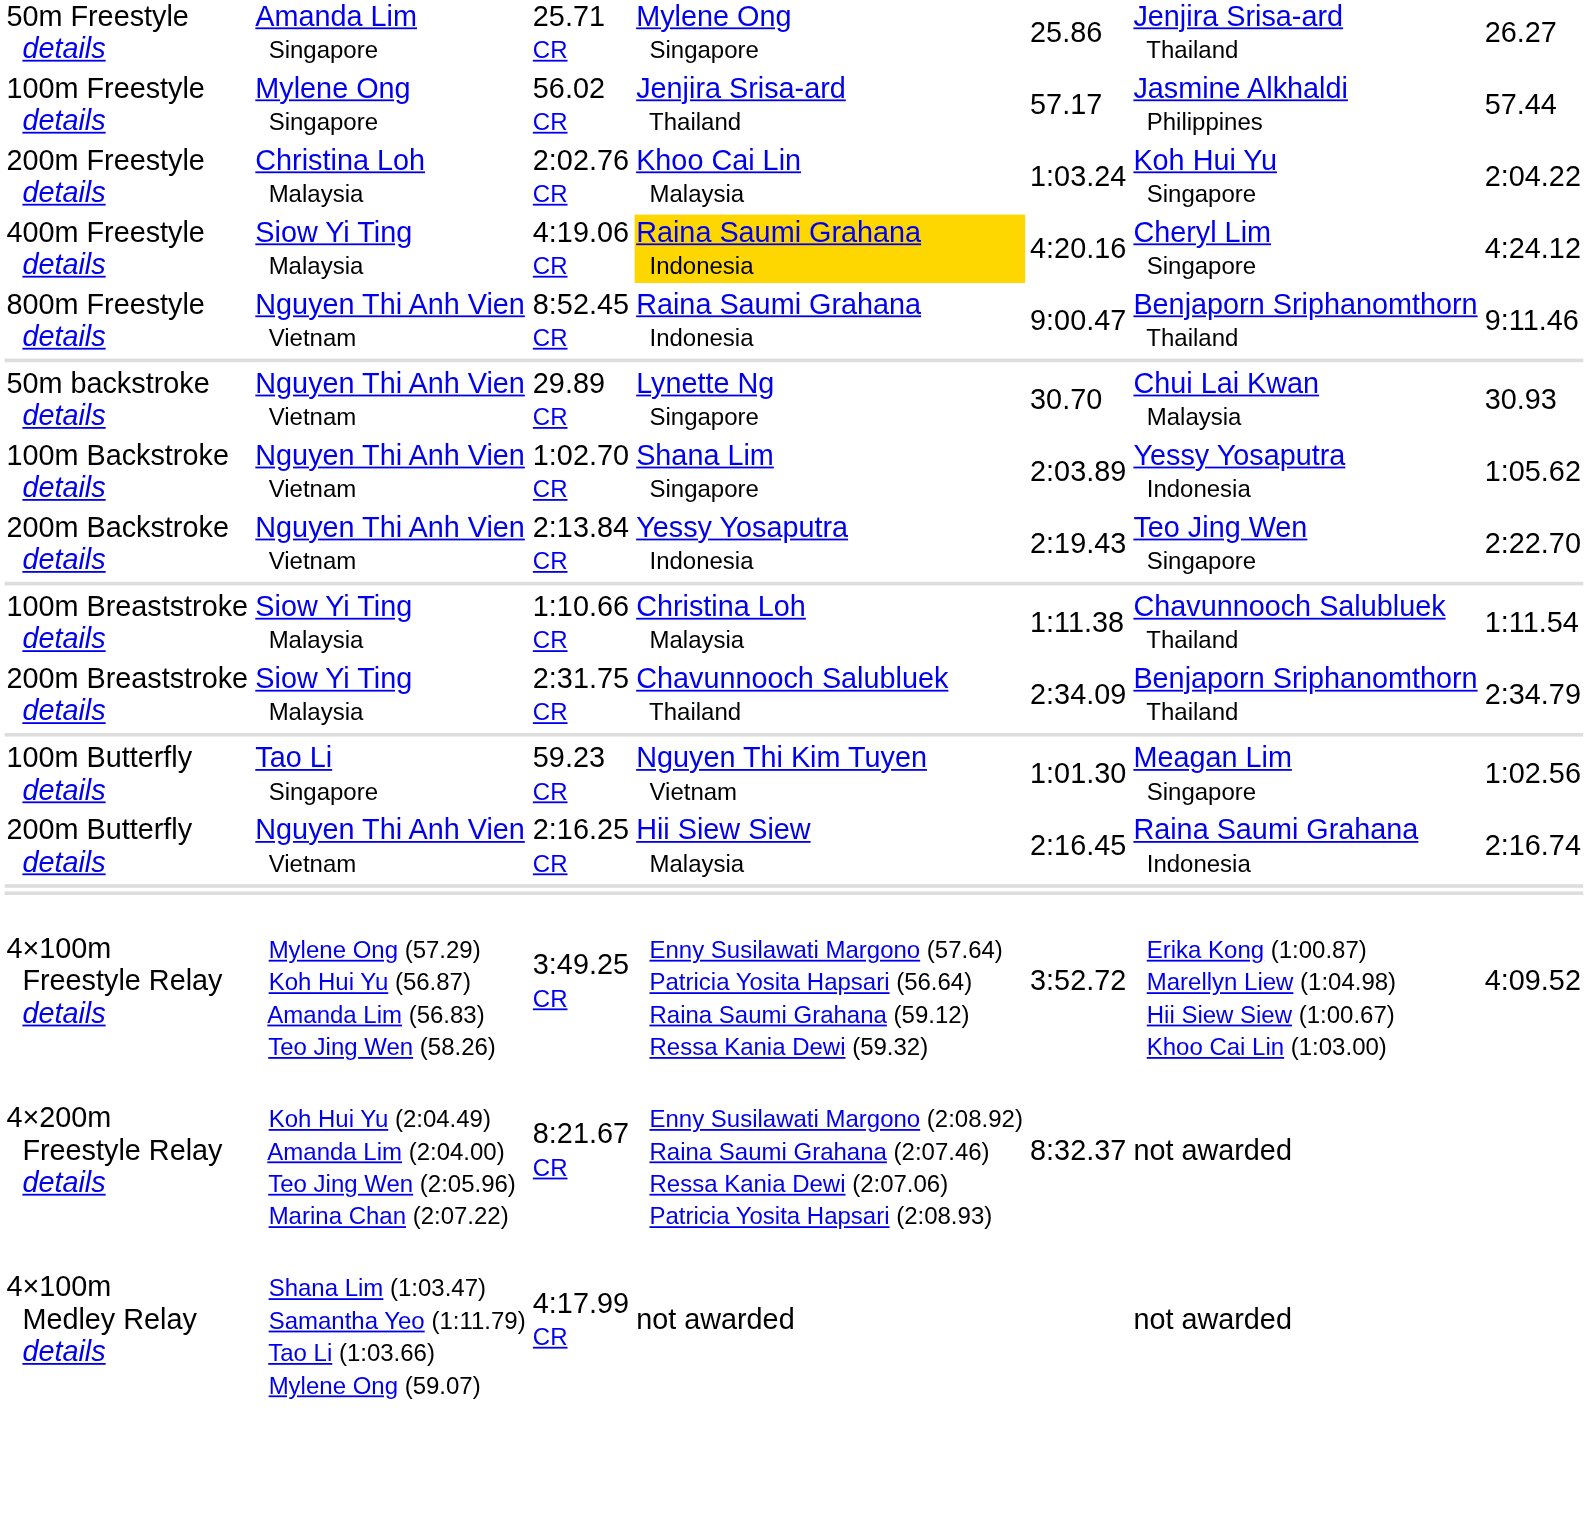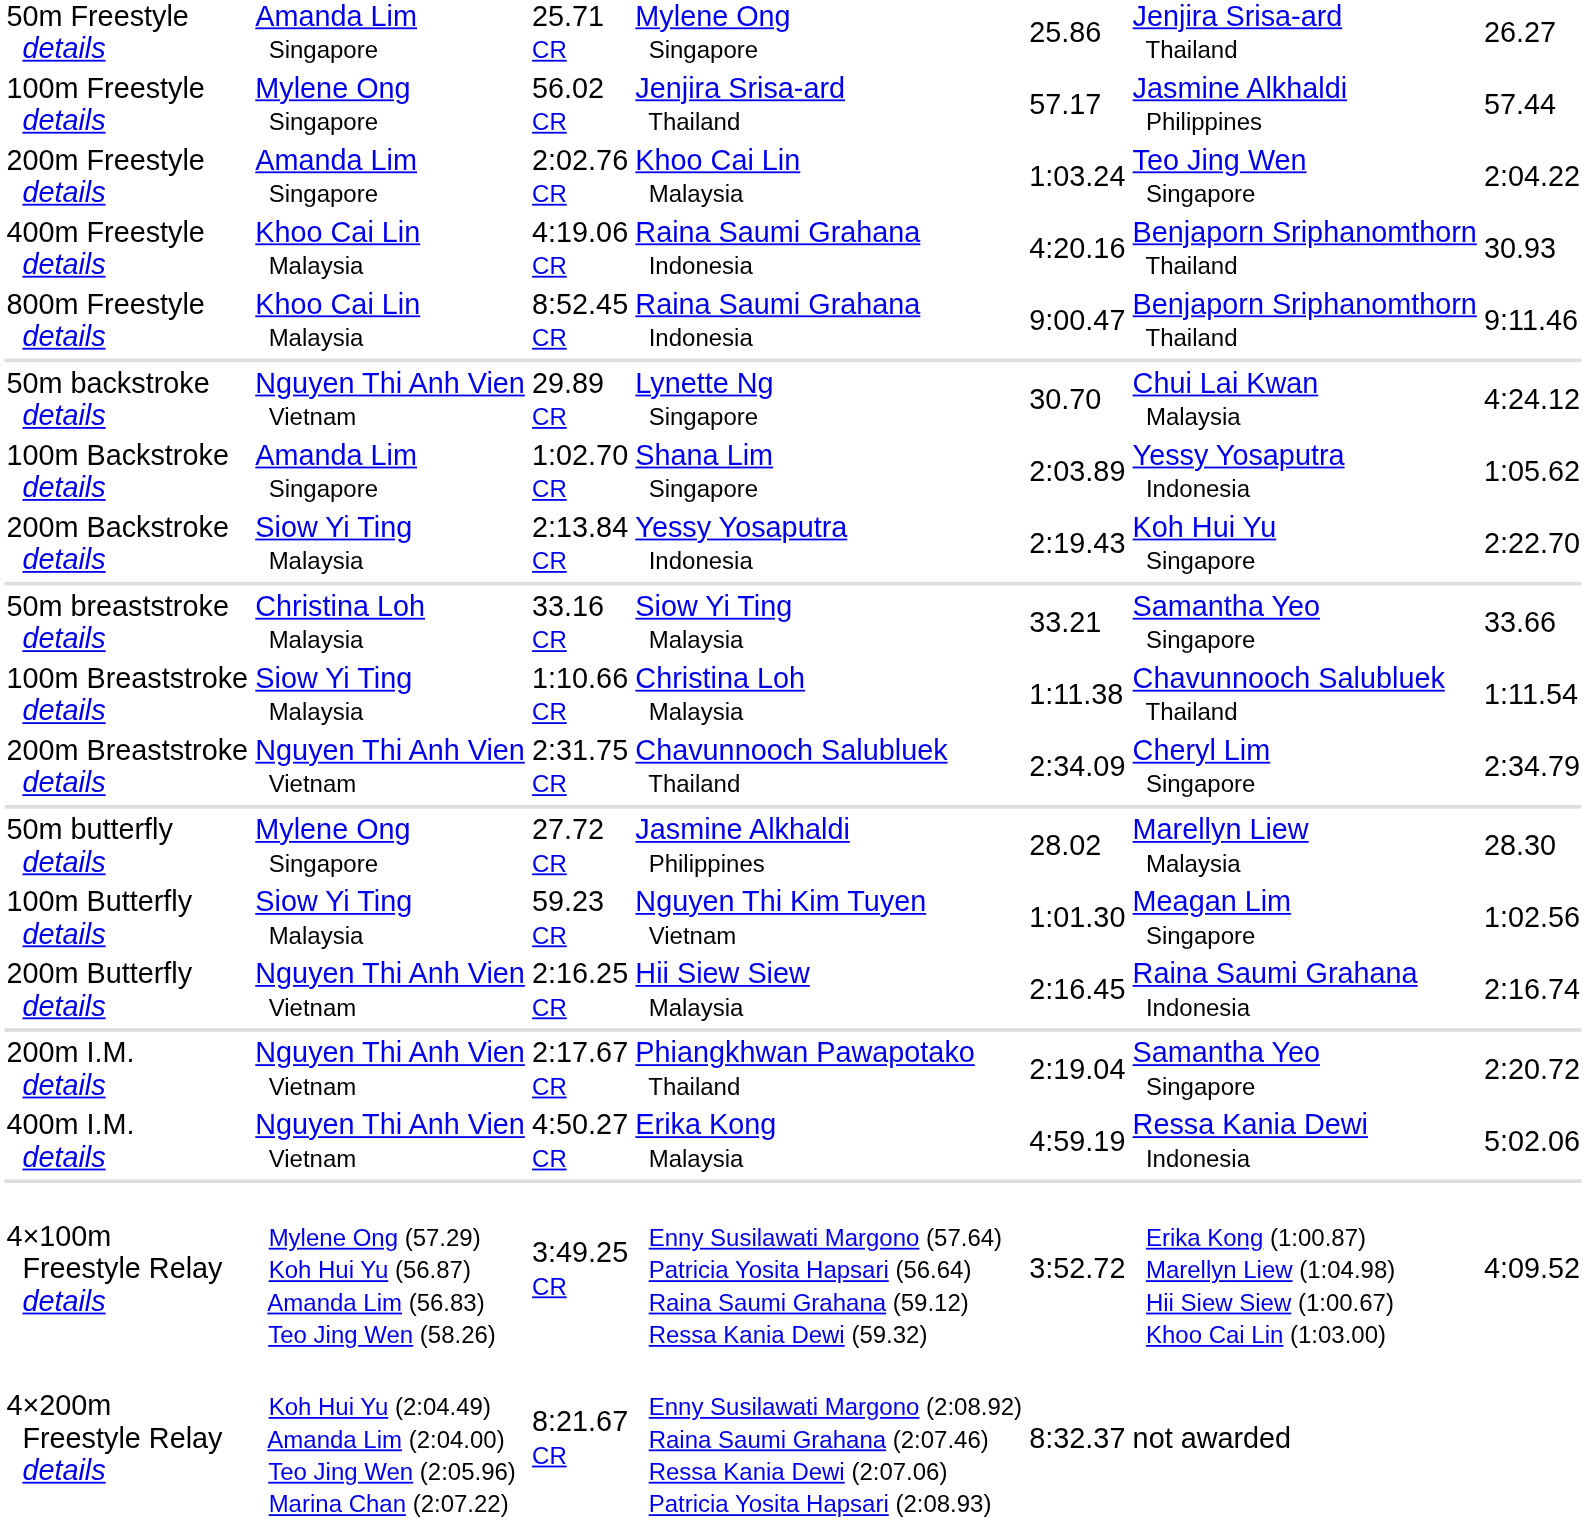(340, 176) Christina Loh Malaysia -> (336, 176) Amanda Lim Singapore
(1205, 176) Koh Hui Yu Singapore -> (1220, 176) Teo Jing Wen Singapore
(334, 248) Siow Yi Ting Malaysia -> (338, 248) Khoo Cai Lin Malaysia
(779, 248) gold background -> (778, 248) no background
(1202, 248) Cheryl Lim Singapore -> (1305, 248) Benjaporn Sriphanomthorn Thailand
(1533, 248) 4:24.12 -> (1520, 248) 30.93
(390, 320) Nguyen Thi Anh Vien Vietnam -> (338, 320) Khoo Cai Lin Malaysia
(1521, 399) 30.93 -> (1532, 399) 4:24.12
(390, 471) Nguyen Thi Anh Vien Vietnam -> (336, 471) Amanda Lim Singapore
(390, 543) Nguyen Thi Anh Vien Vietnam -> (334, 543) Siow Yi Ting Malaysia
(1220, 543) Teo Jing Wen Singapore -> (1204, 543) Koh Hui Yu Singapore
+ row: (118, 622)
(334, 694) Siow Yi Ting Malaysia -> (390, 766) Nguyen Thi Anh Vien Vietnam
(1306, 694) Benjaporn Sriphanomthorn Thailand -> (1201, 766) Cheryl Lim Singapore
+ row: (90, 846)
(317, 773) Tao Li Singapore -> (334, 917) Siow Yi Ting Malaysia
+ row: (70, 1069)
+ row: (70, 1141)
- row: (102, 1319)
